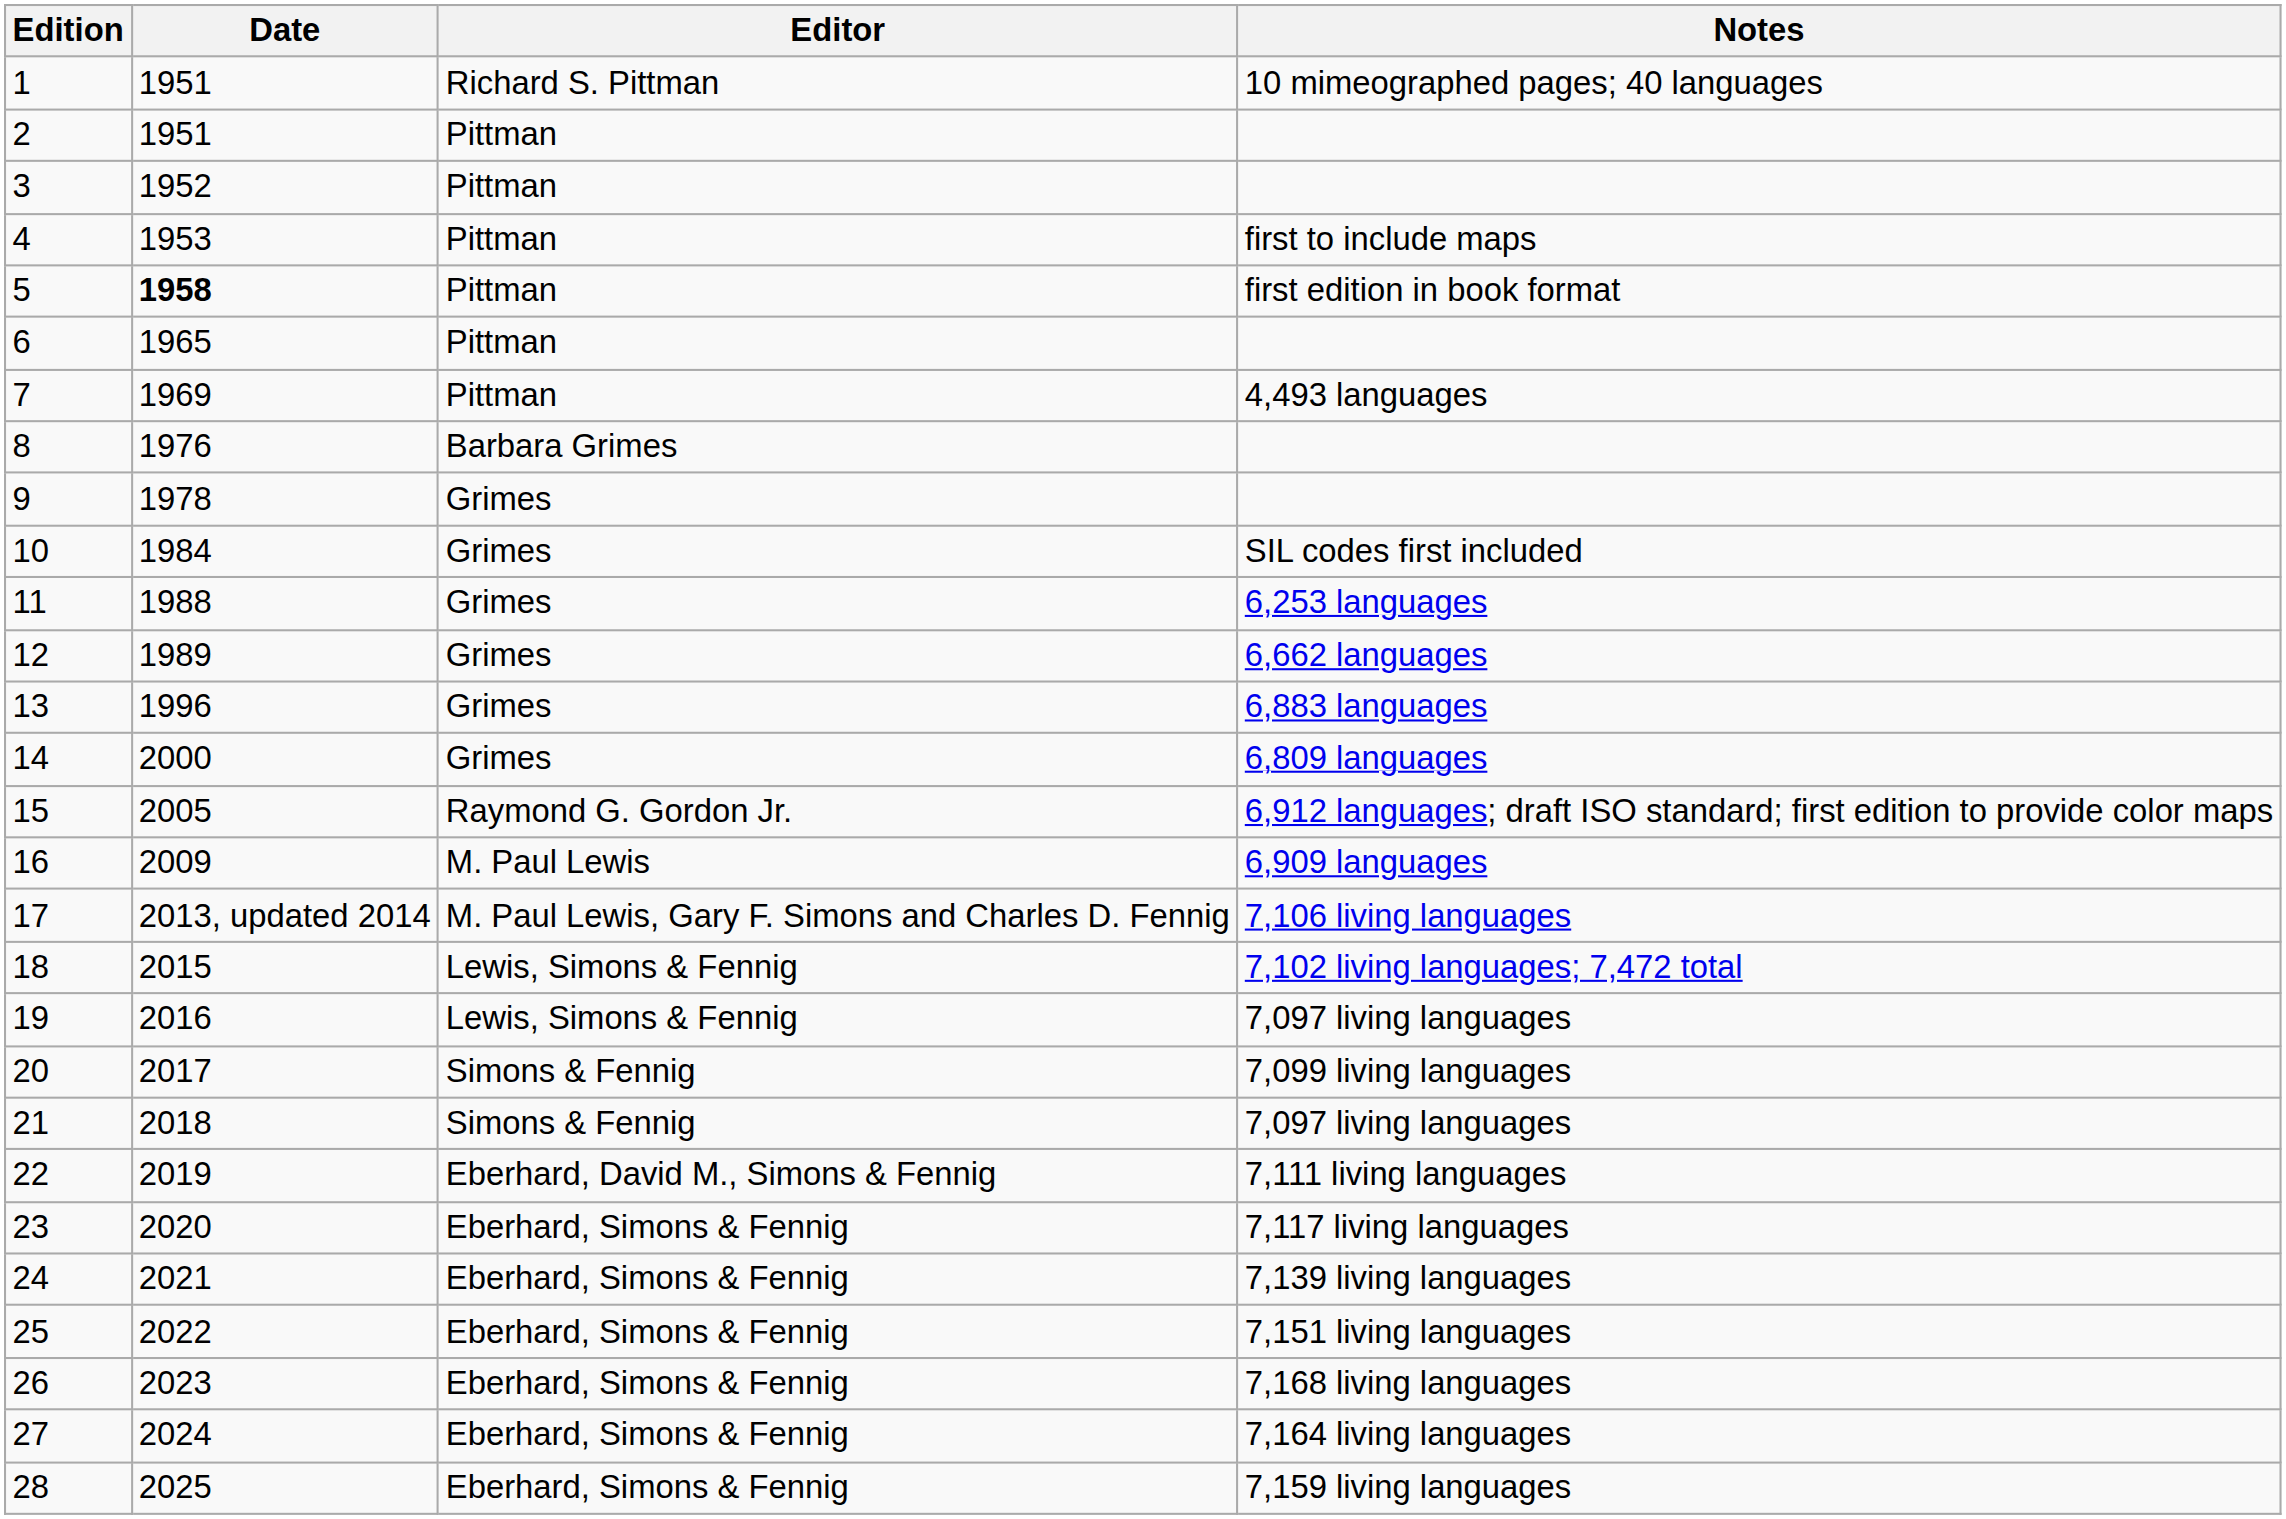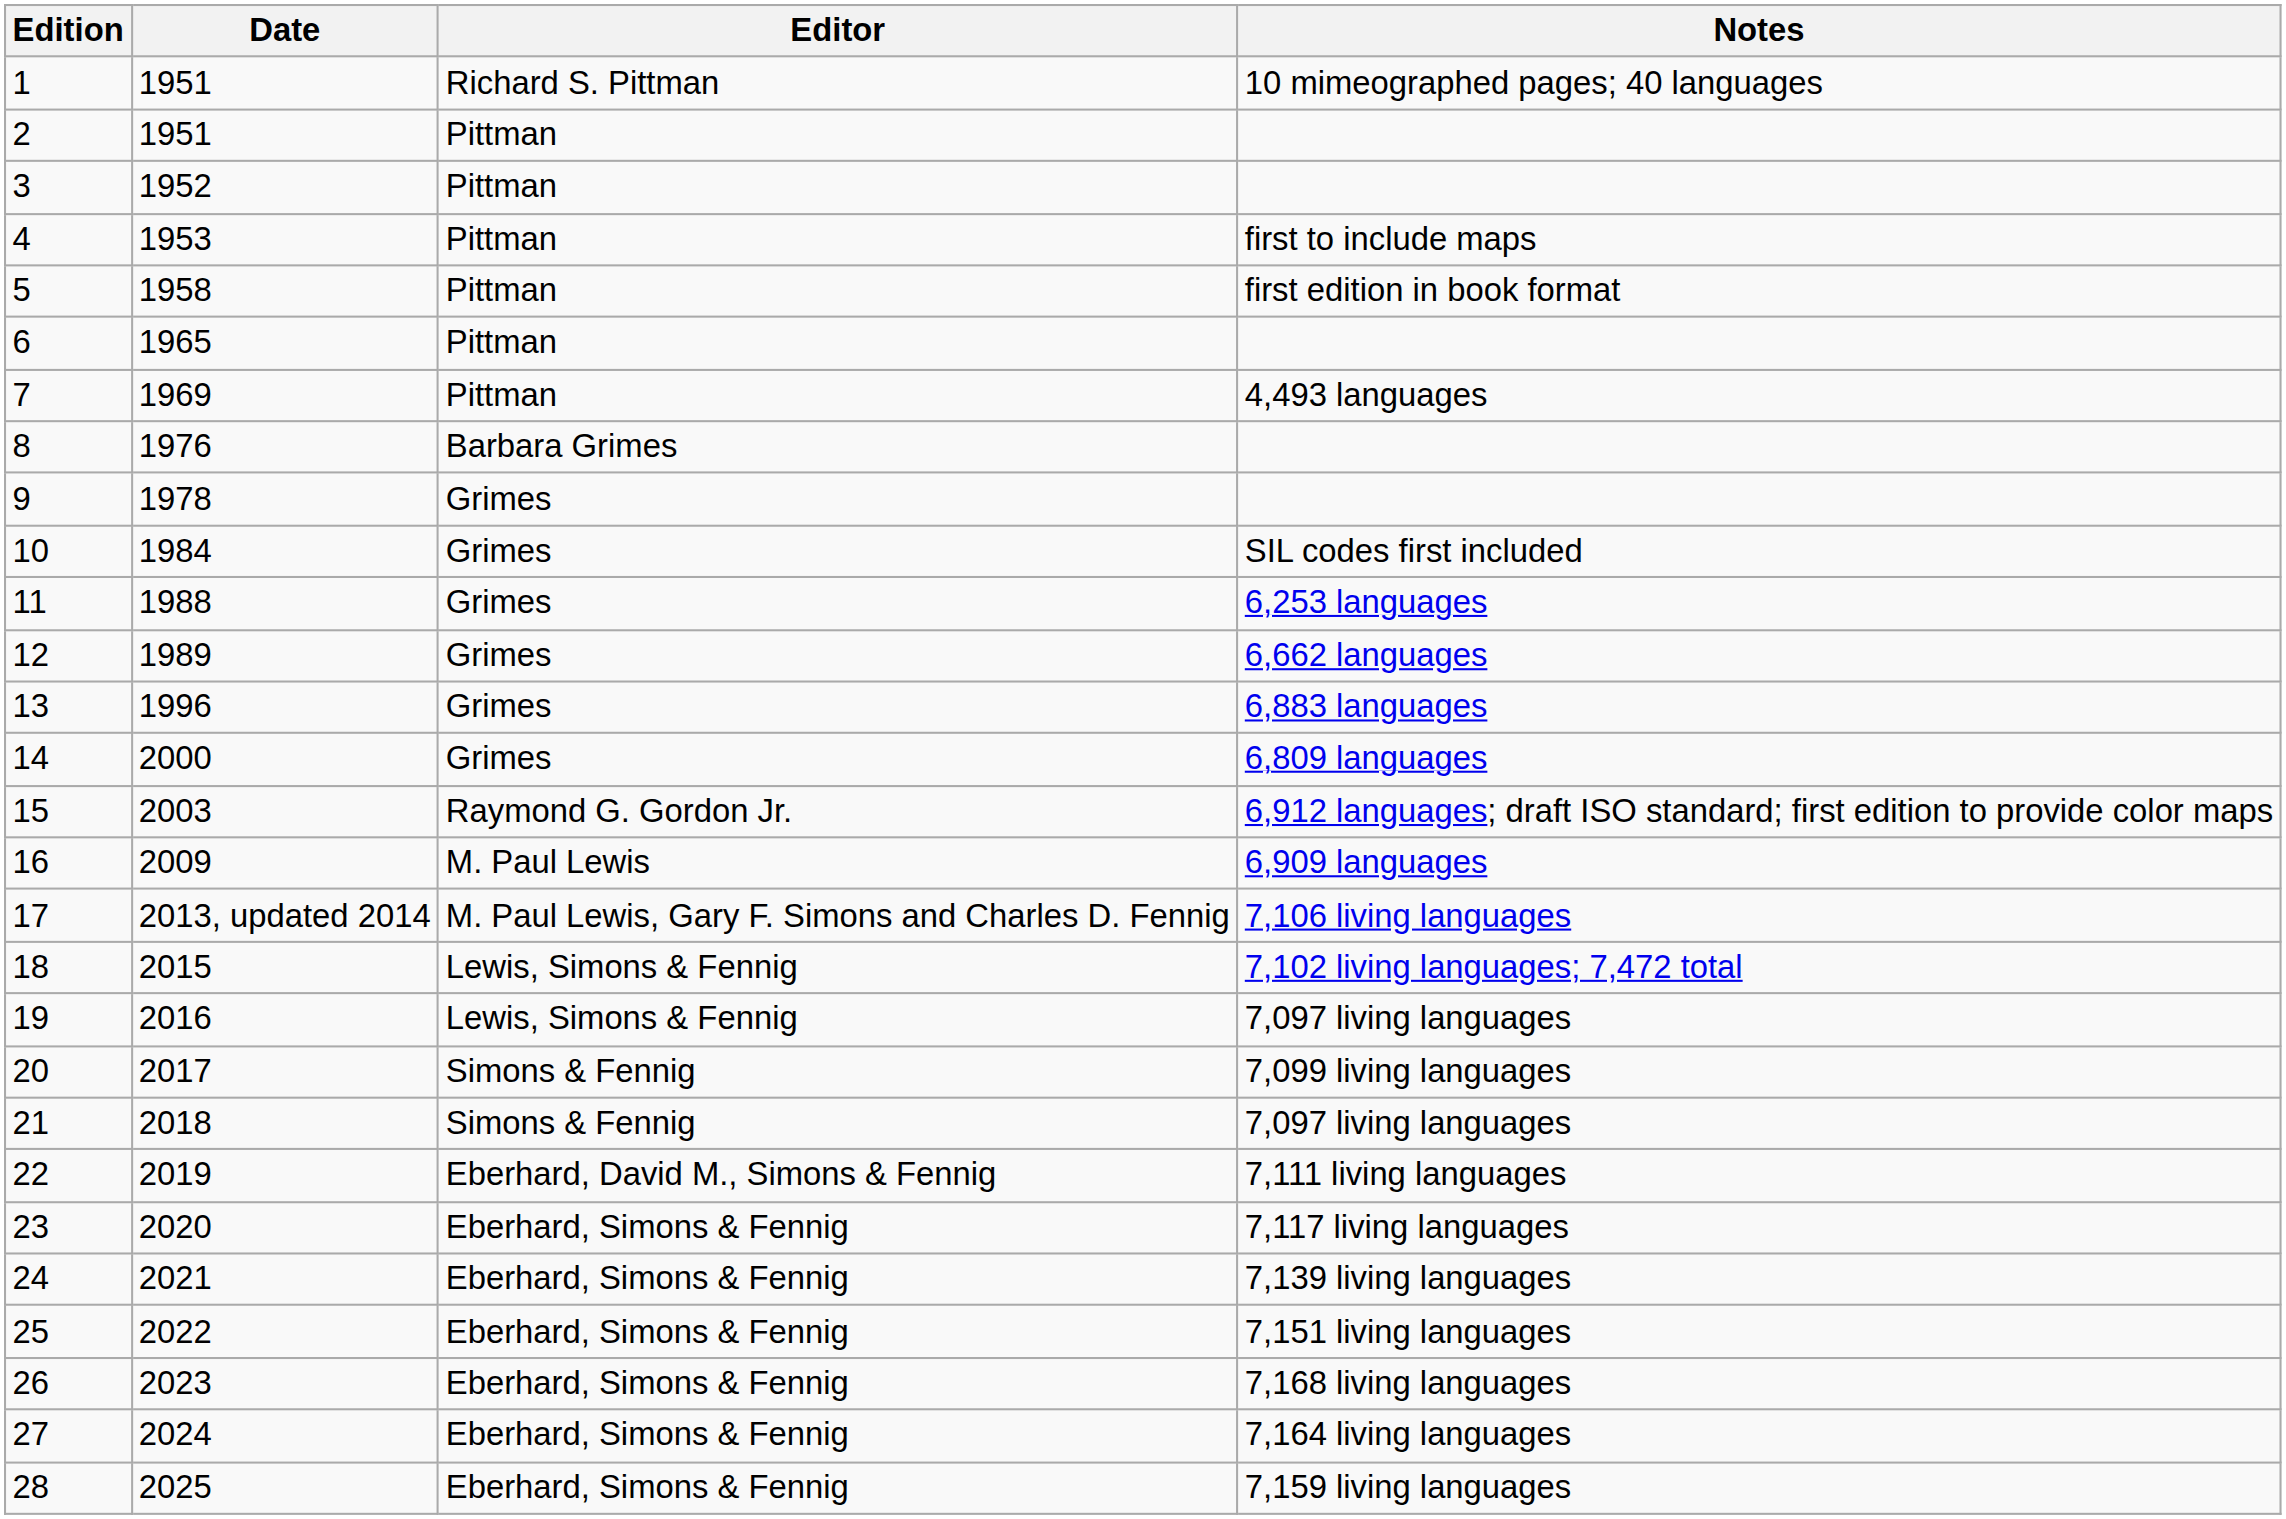(175, 290) bold -> (175, 290) normal
(175, 810) 2005 -> (175, 810) 2003
